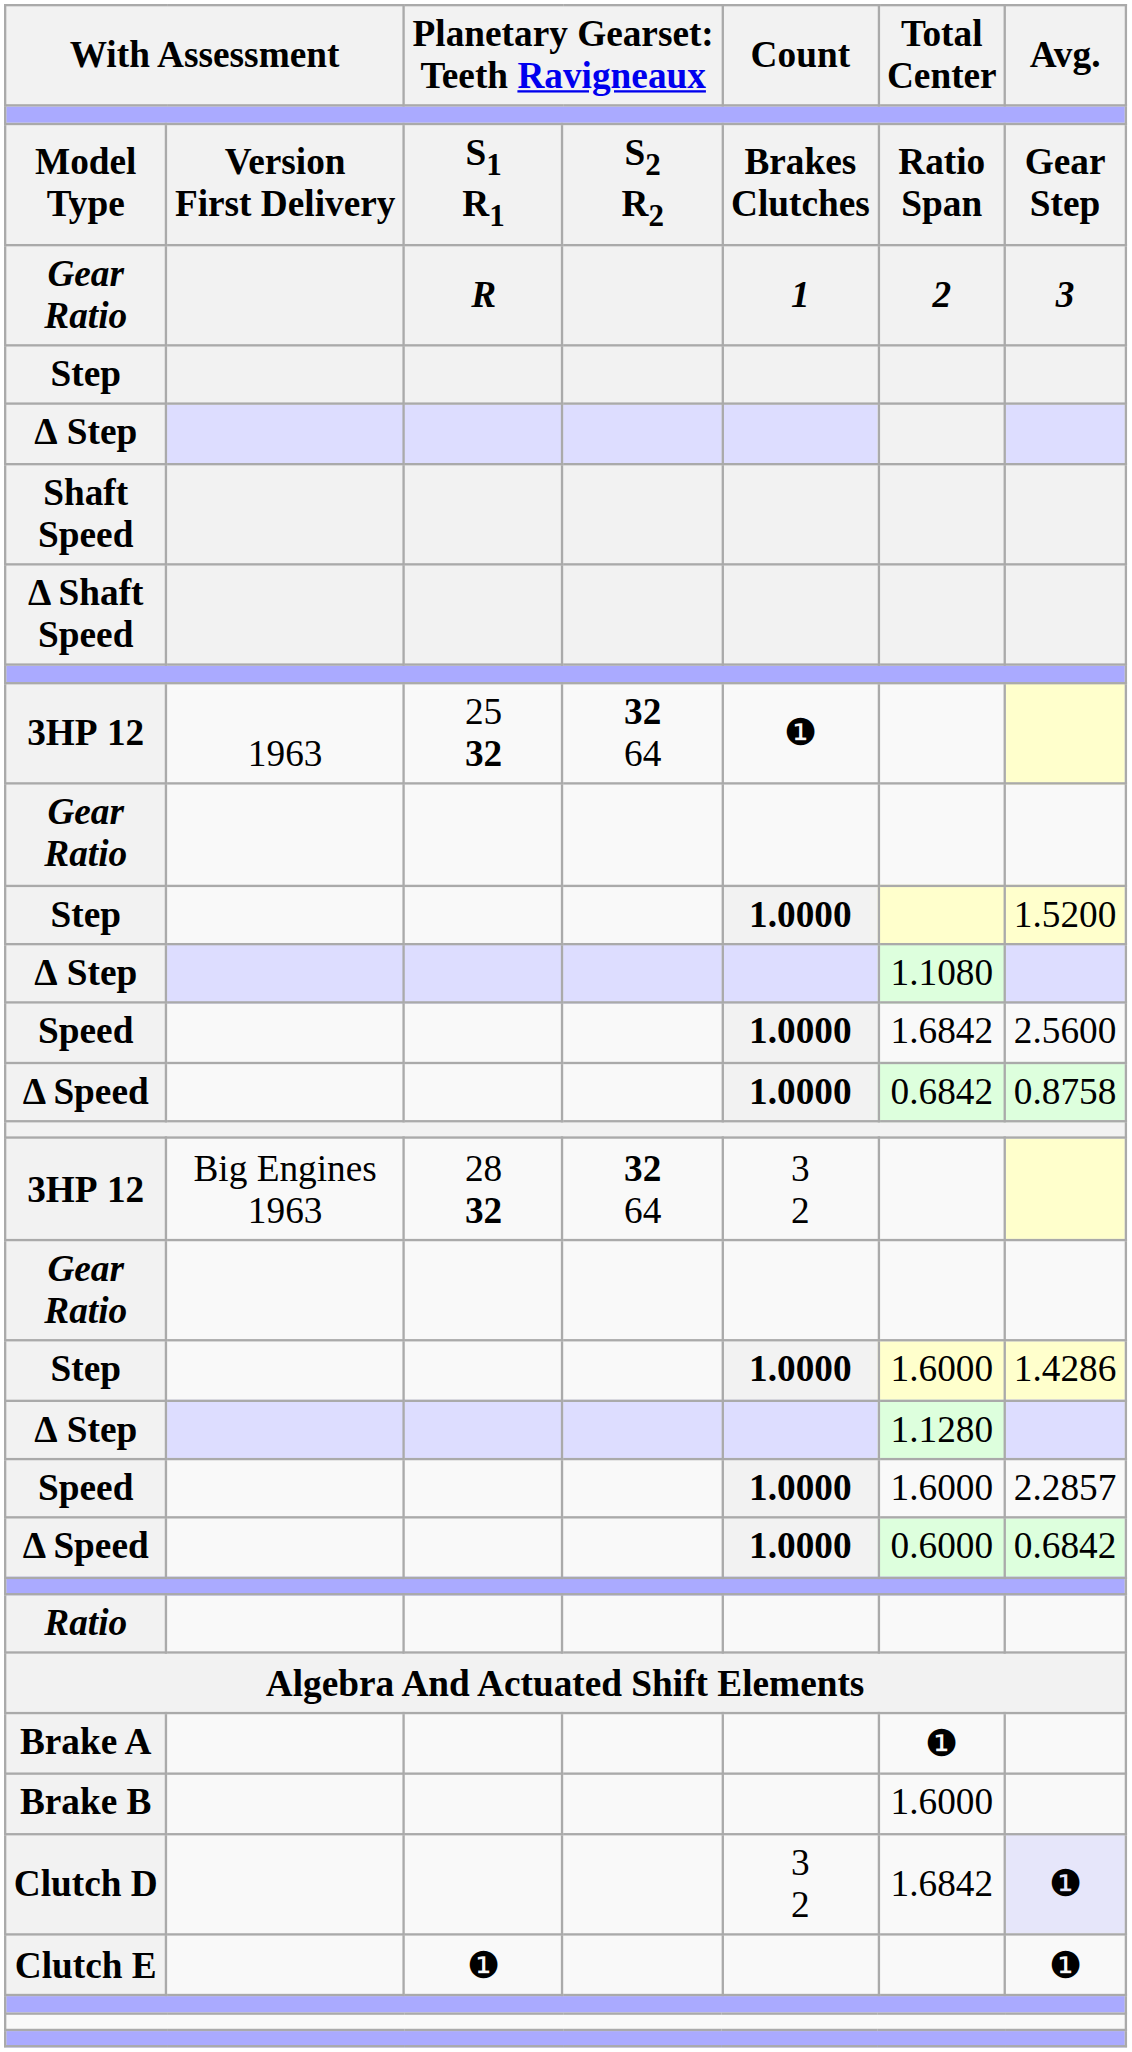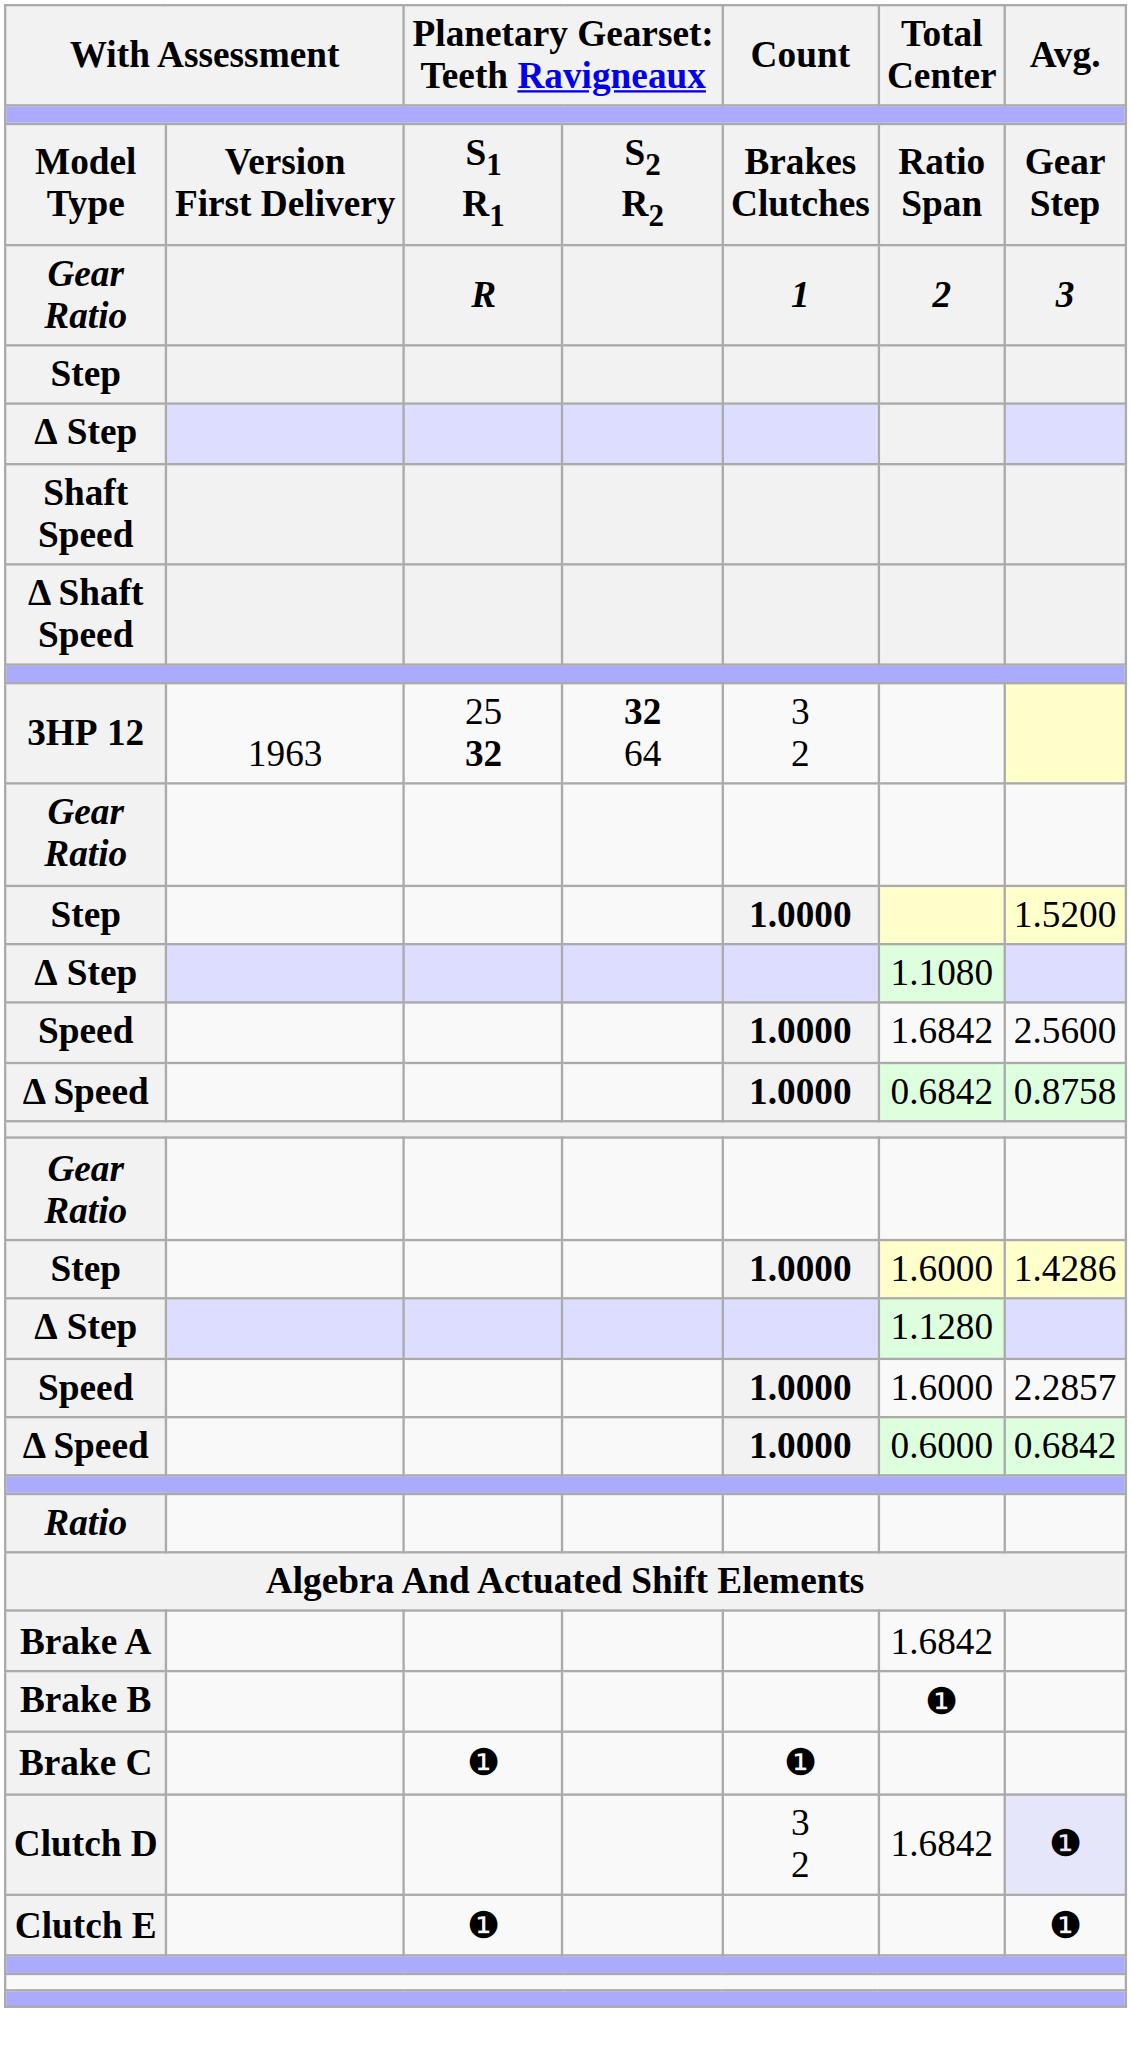(800, 733) ❶ -> (800, 732) 3 2
- row: (86, 1188)
(942, 1743) ❶ -> (942, 1640) 1.6842
(942, 1802) 1.6000 -> (942, 1701) ❶
+ row: (86, 1762)
